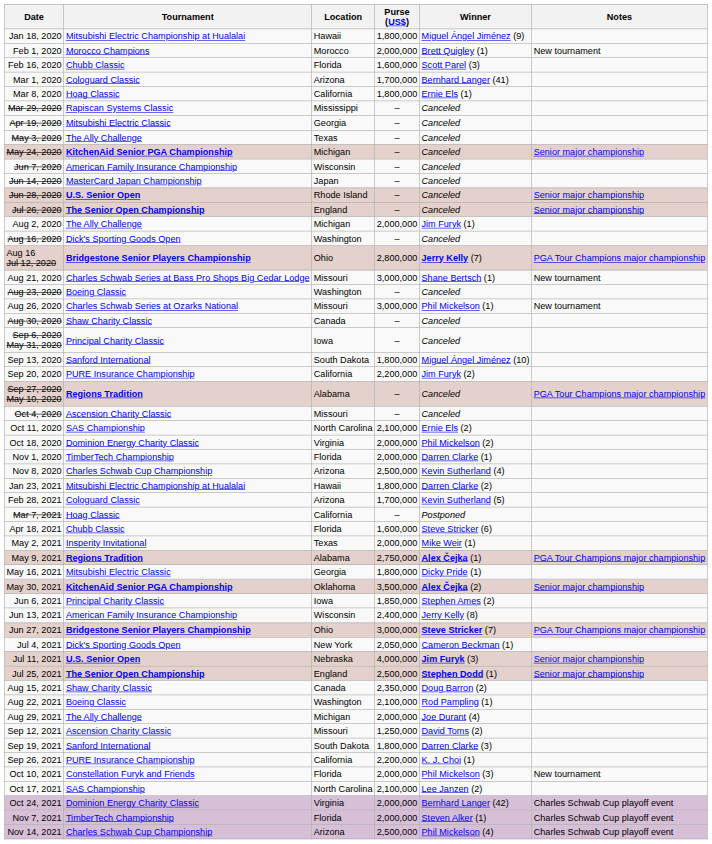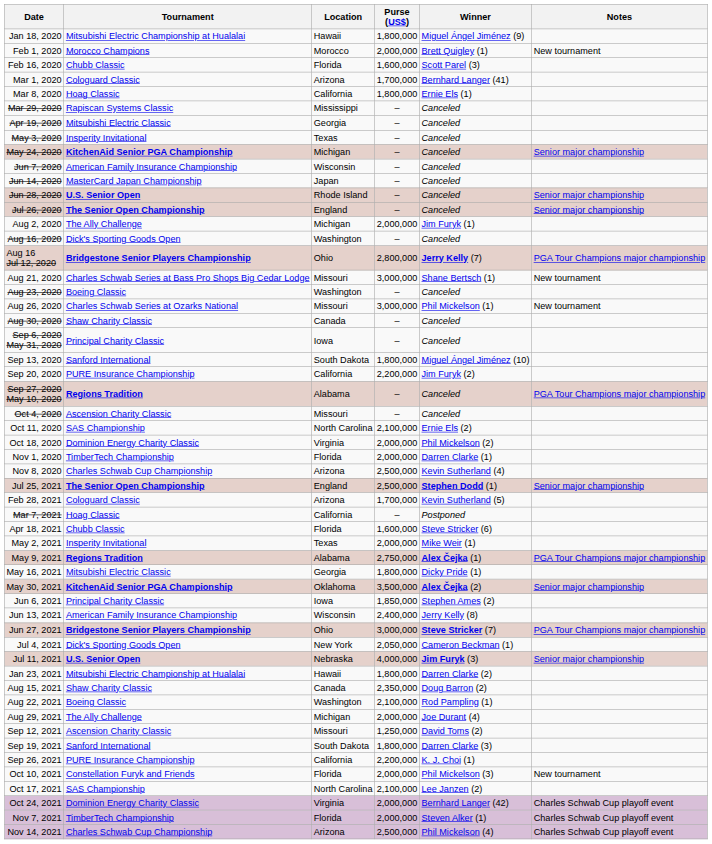(104, 137) The Ally Challenge -> (106, 137) Insperity Invitational
rows swapped: (35, 486) <-> (37, 673)
